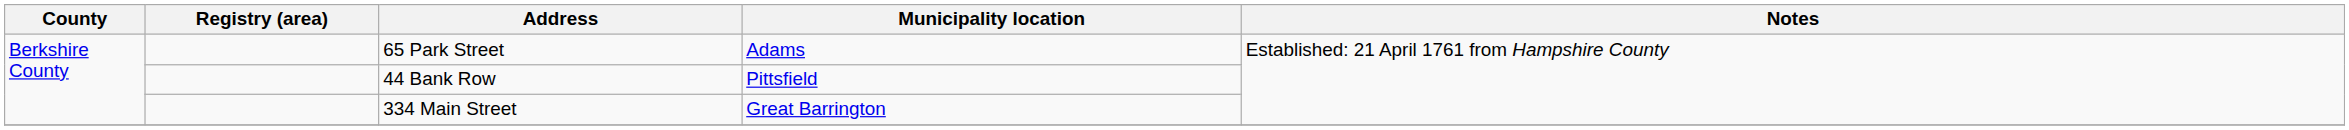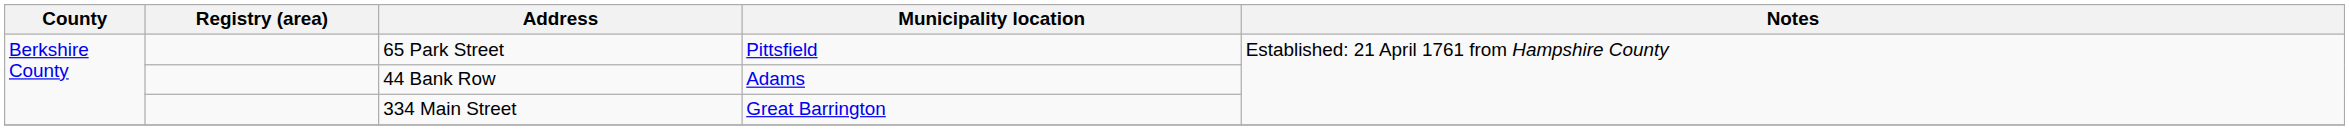(776, 49) Adams -> (782, 49) Pittsfield
(782, 79) Pittsfield -> (776, 79) Adams
